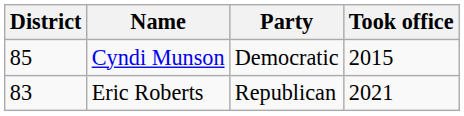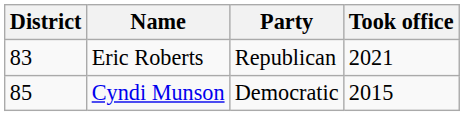rows swapped: (148, 92) <-> (158, 57)
